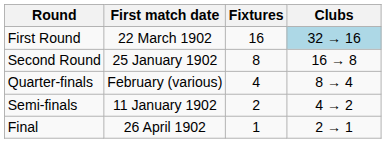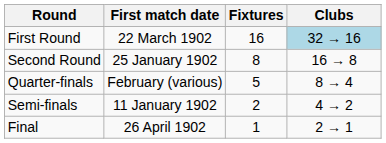(256, 82) 4 -> (256, 82) 5
